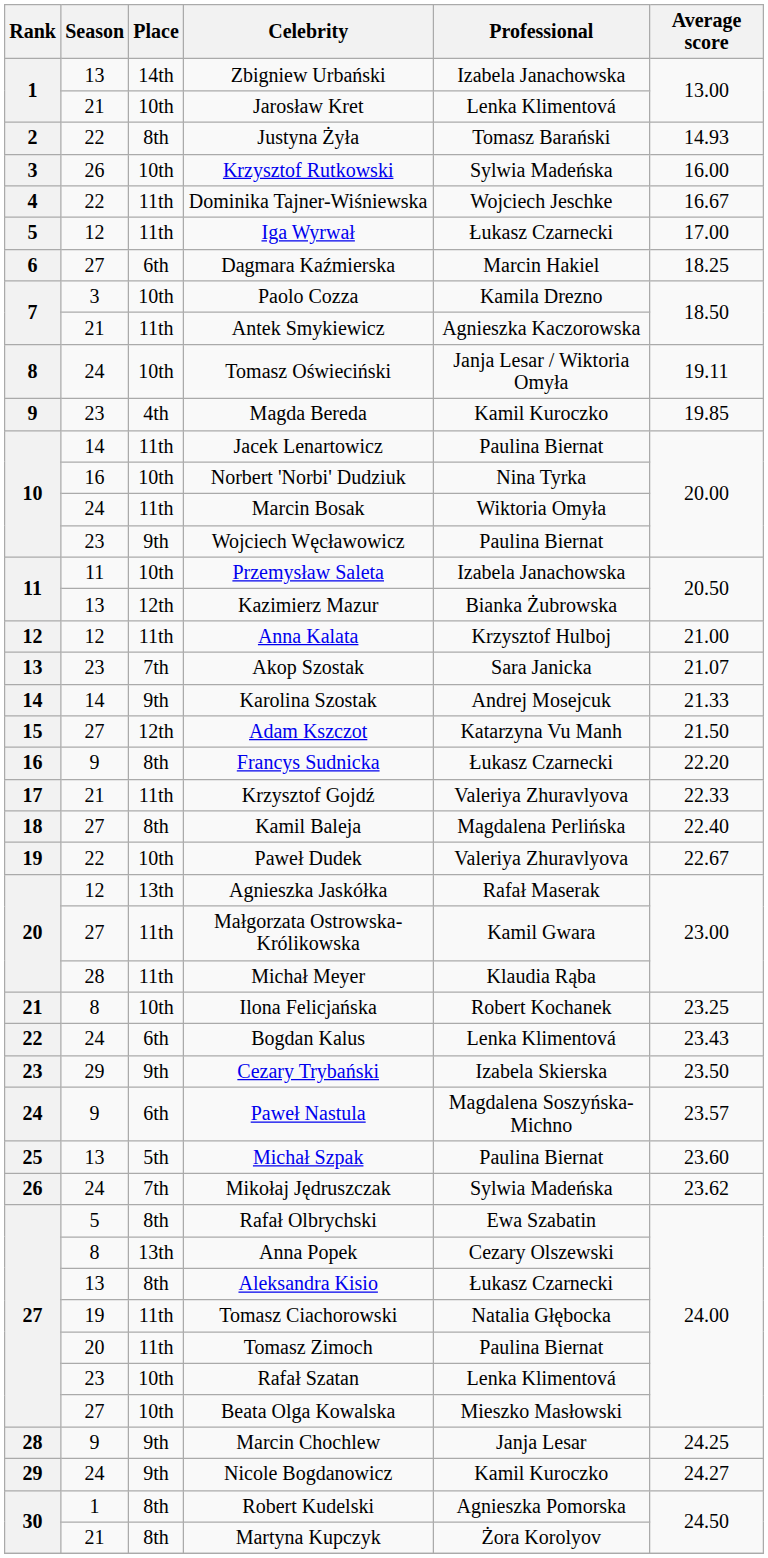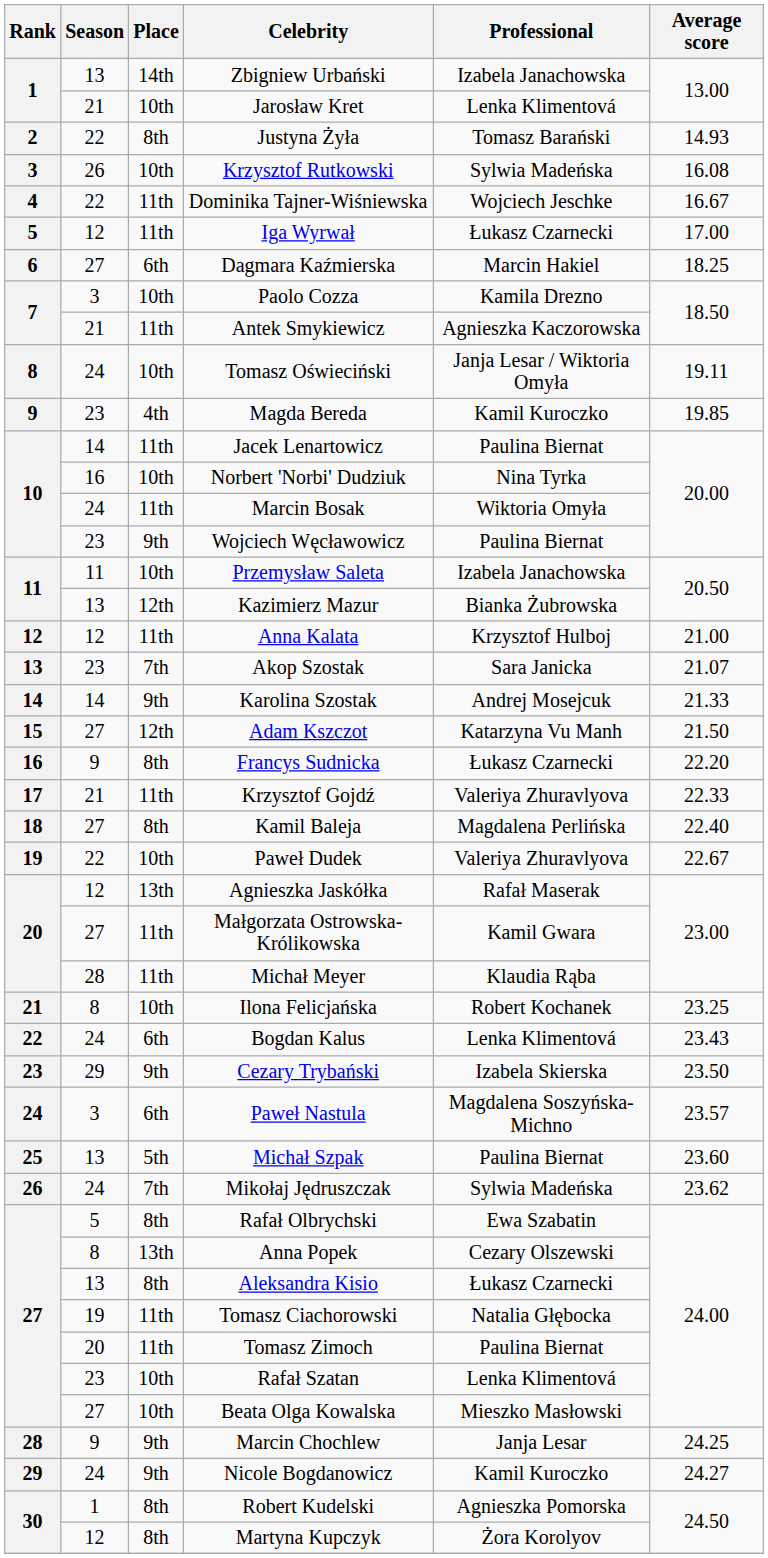(706, 169) 16.00 -> (706, 169) 16.08
(95, 1114) 9 -> (95, 1114) 3
(95, 1537) 21 -> (95, 1537) 12
